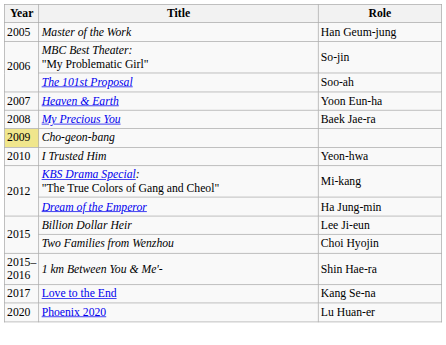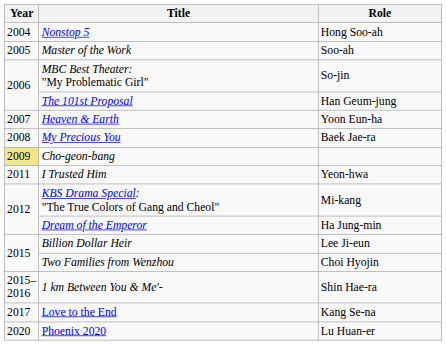+ row: (65, 32)
(359, 32) Han Geum-jung -> (337, 50) Soo-ah
(337, 82) Soo-ah -> (359, 100) Han Geum-jung
(19, 156) 2010 -> (19, 175) 2011
